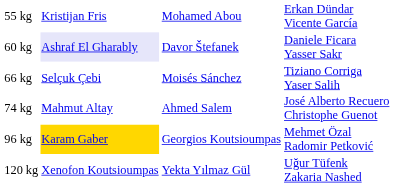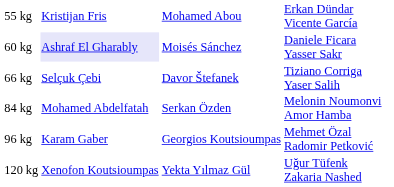(200, 47) Davor Štefanek -> (202, 47) Moisés Sánchez
(202, 77) Moisés Sánchez -> (200, 77) Davor Štefanek
- row: (18, 108)
+ row: (18, 108)
(75, 139) gold background -> (75, 139) no background
